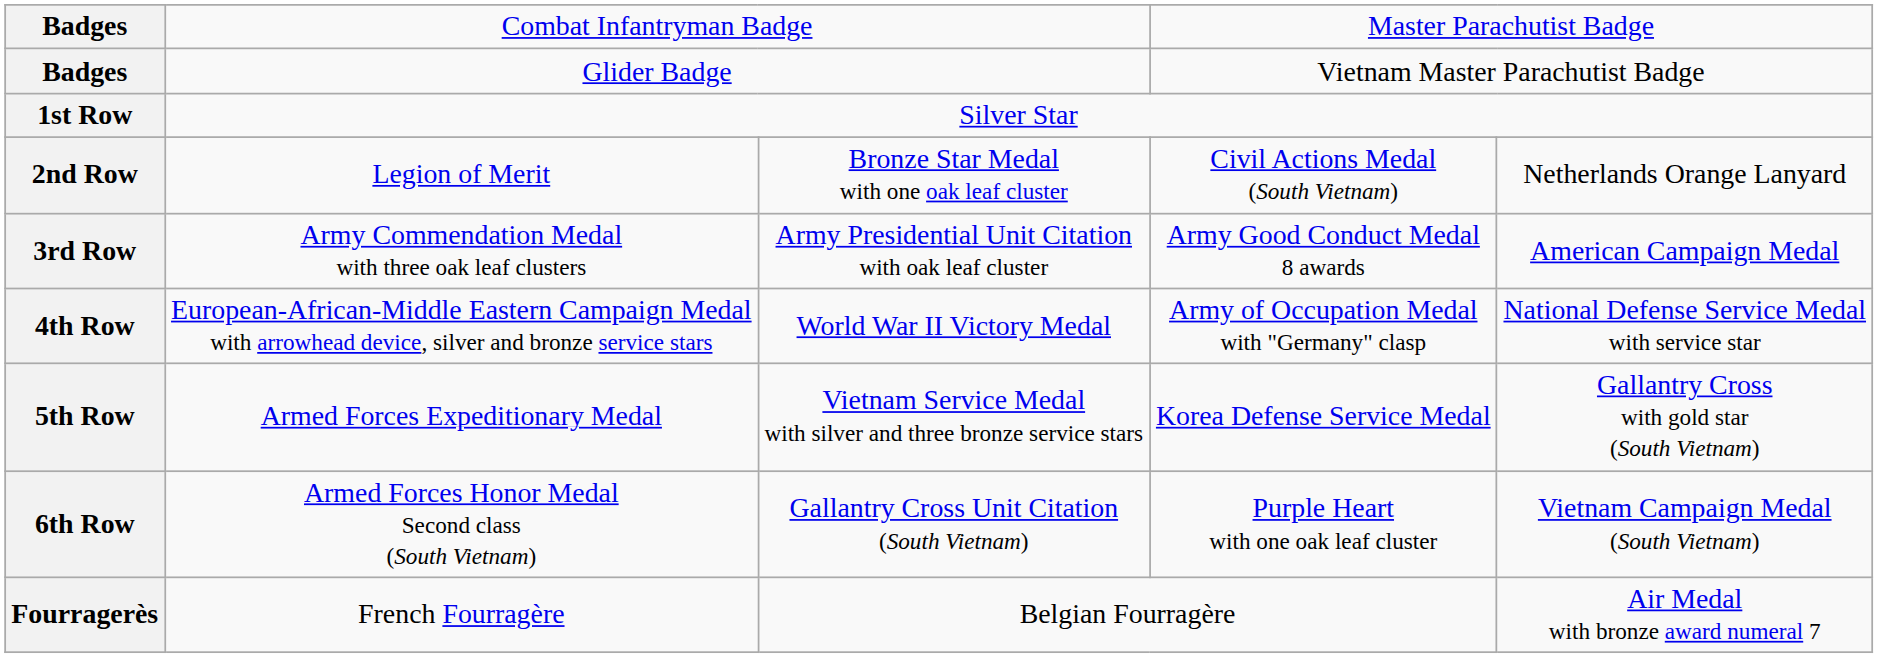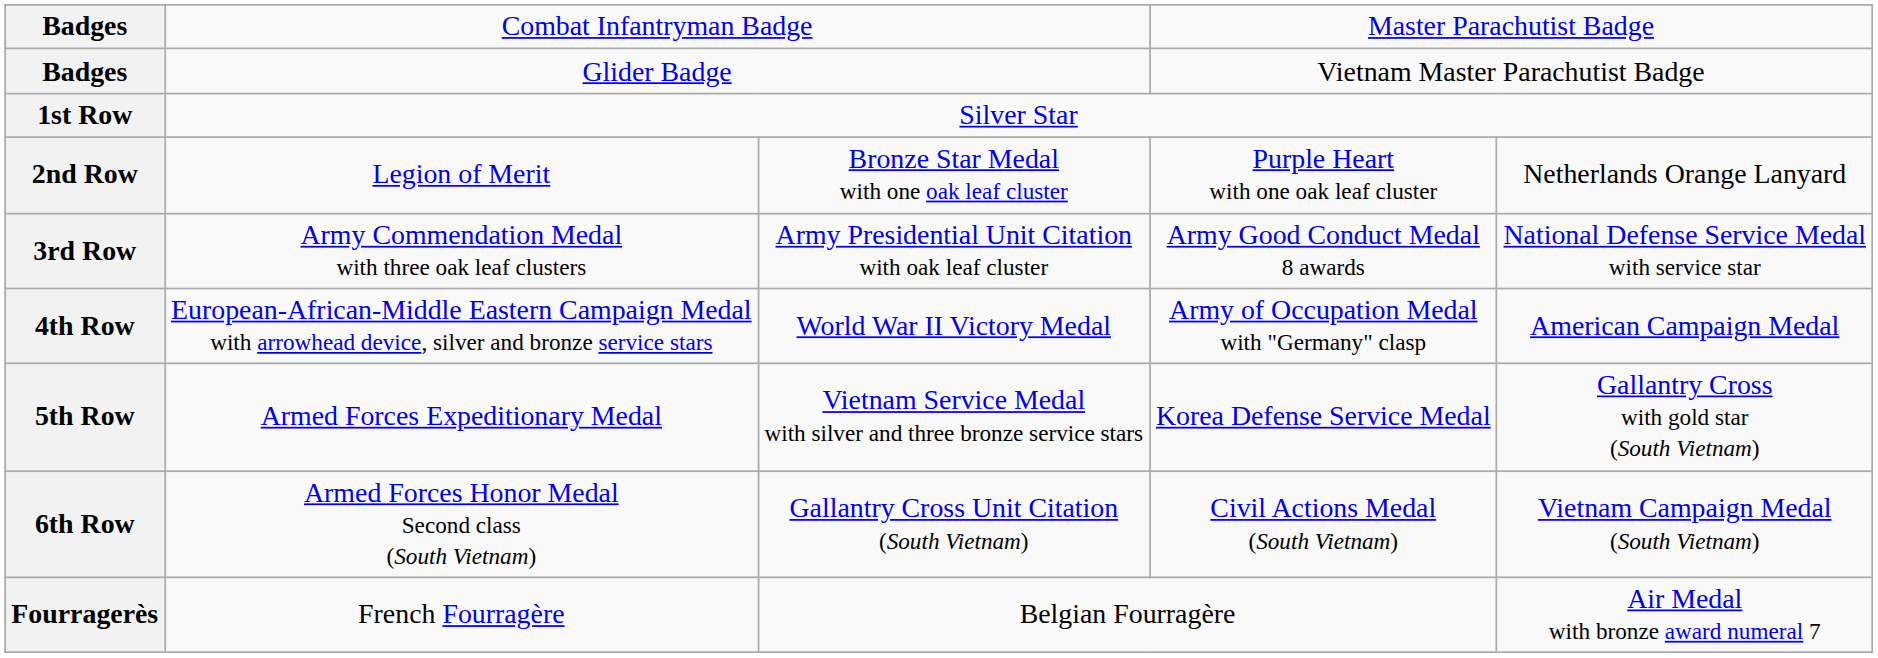(1323, 174) Civil Actions Medal (South Vietnam) -> (1323, 174) Purple Heart with one oak leaf cluster
(1685, 250) American Campaign Medal -> (1685, 250) National Defense Service Medal with service star
(1685, 325) National Defense Service Medal with service star -> (1685, 325) American Campaign Medal
(1323, 523) Purple Heart with one oak leaf cluster -> (1323, 523) Civil Actions Medal (South Vietnam)
